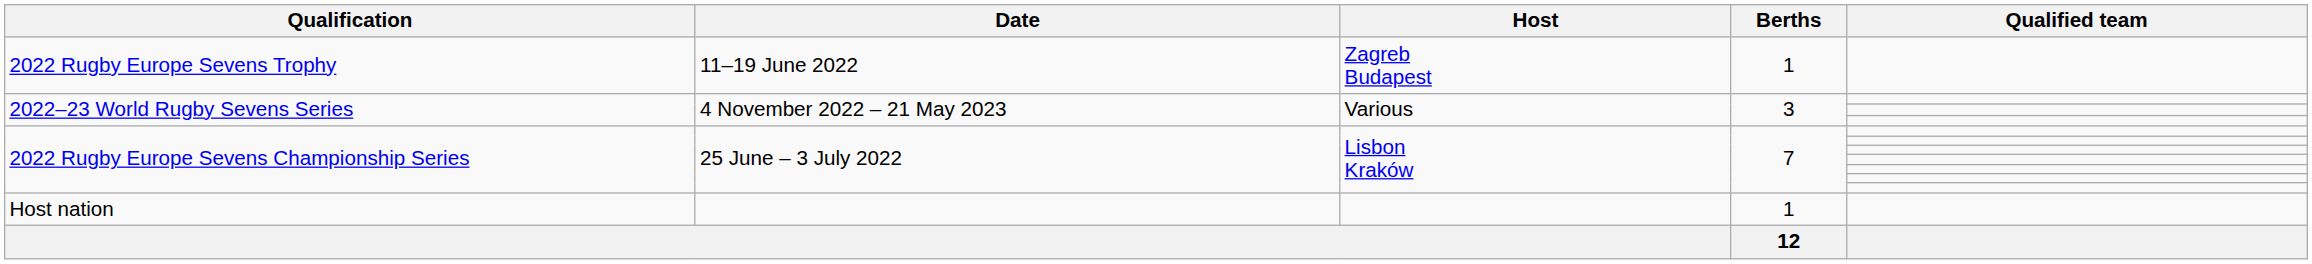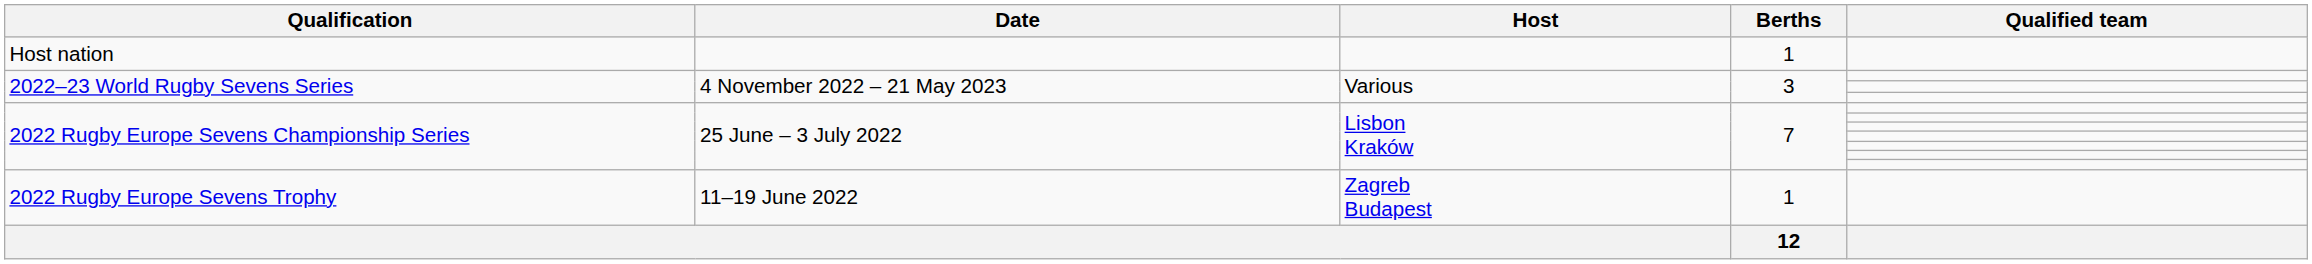rows swapped: (62, 208) <-> (173, 65)
